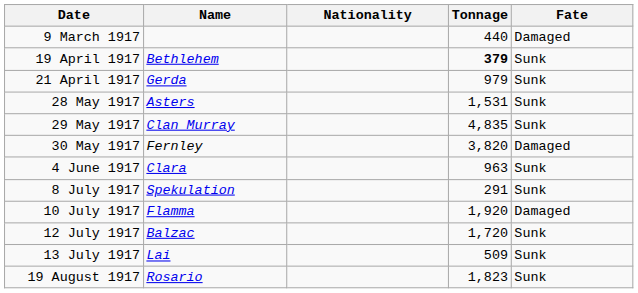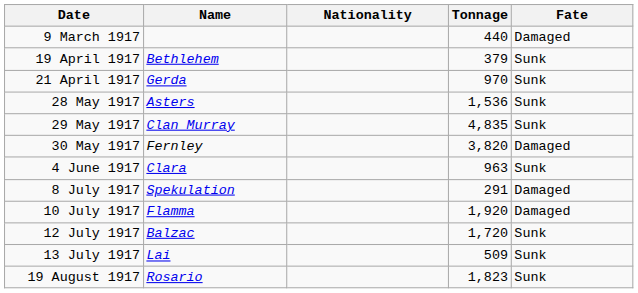(496, 59) bold -> (496, 59) normal
(496, 81) 979 -> (496, 81) 970
(488, 103) 1,531 -> (488, 103) 1,536
(530, 190) Sunk -> (542, 190) Damaged
